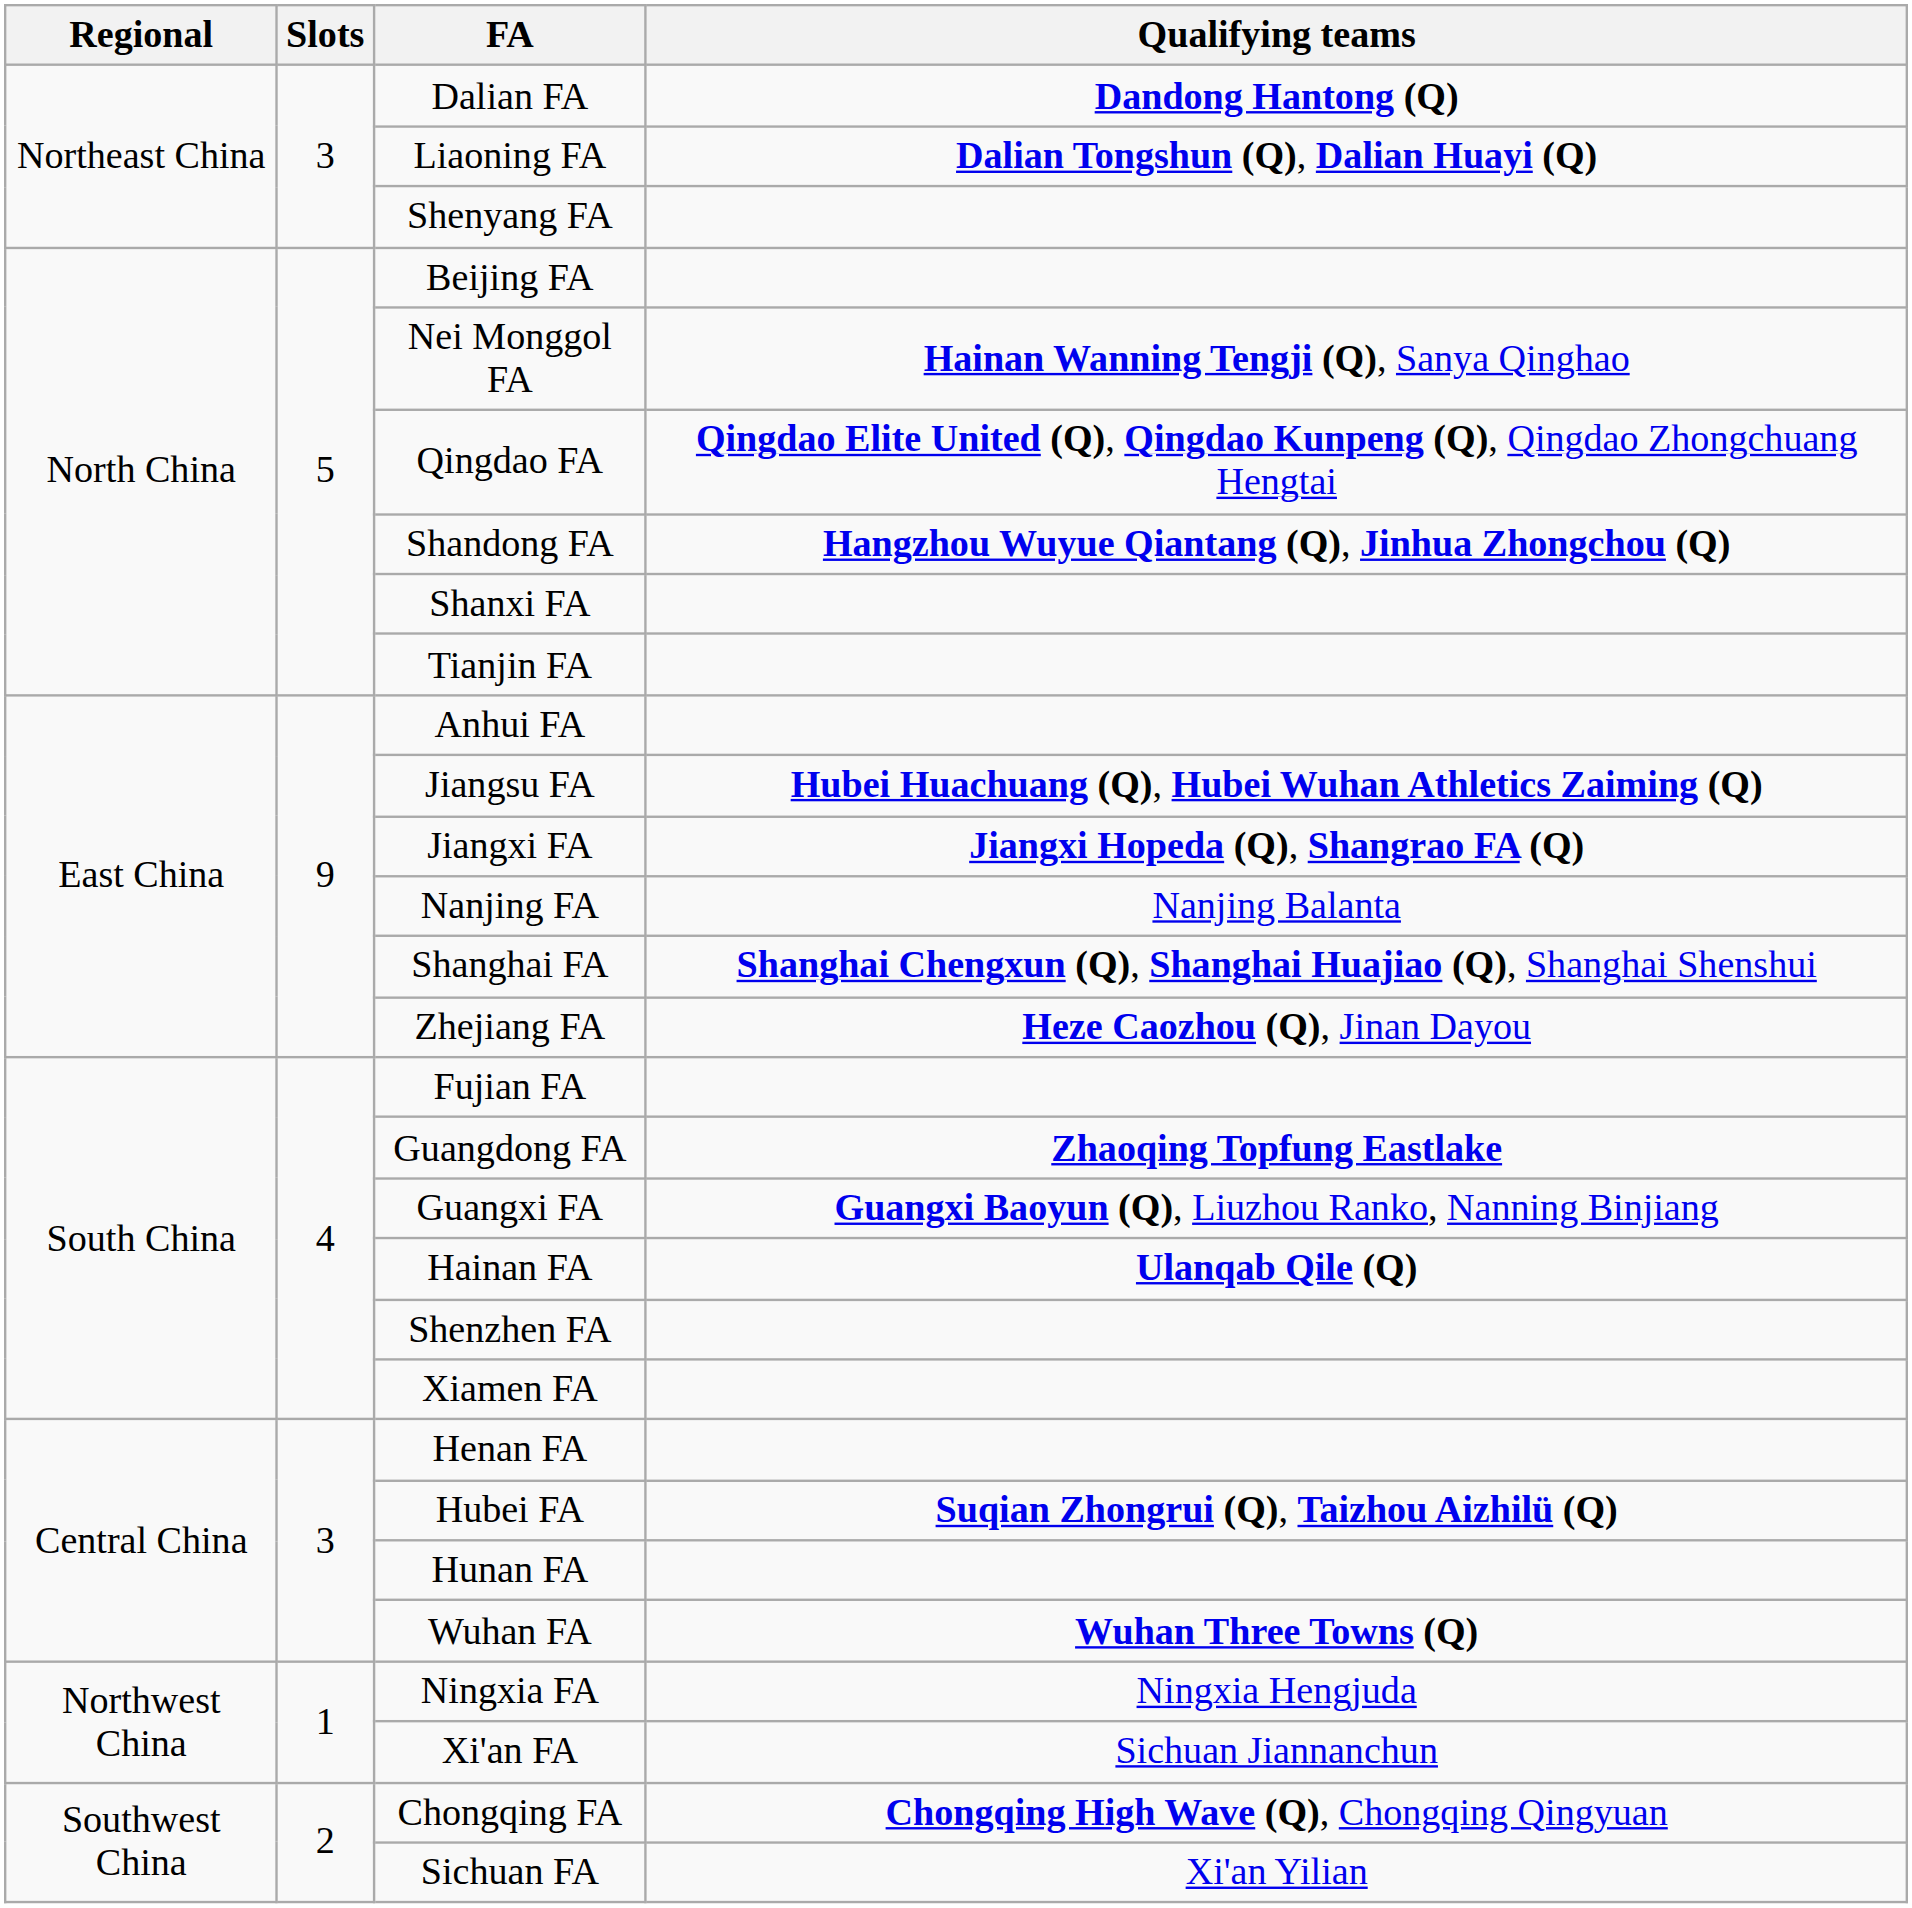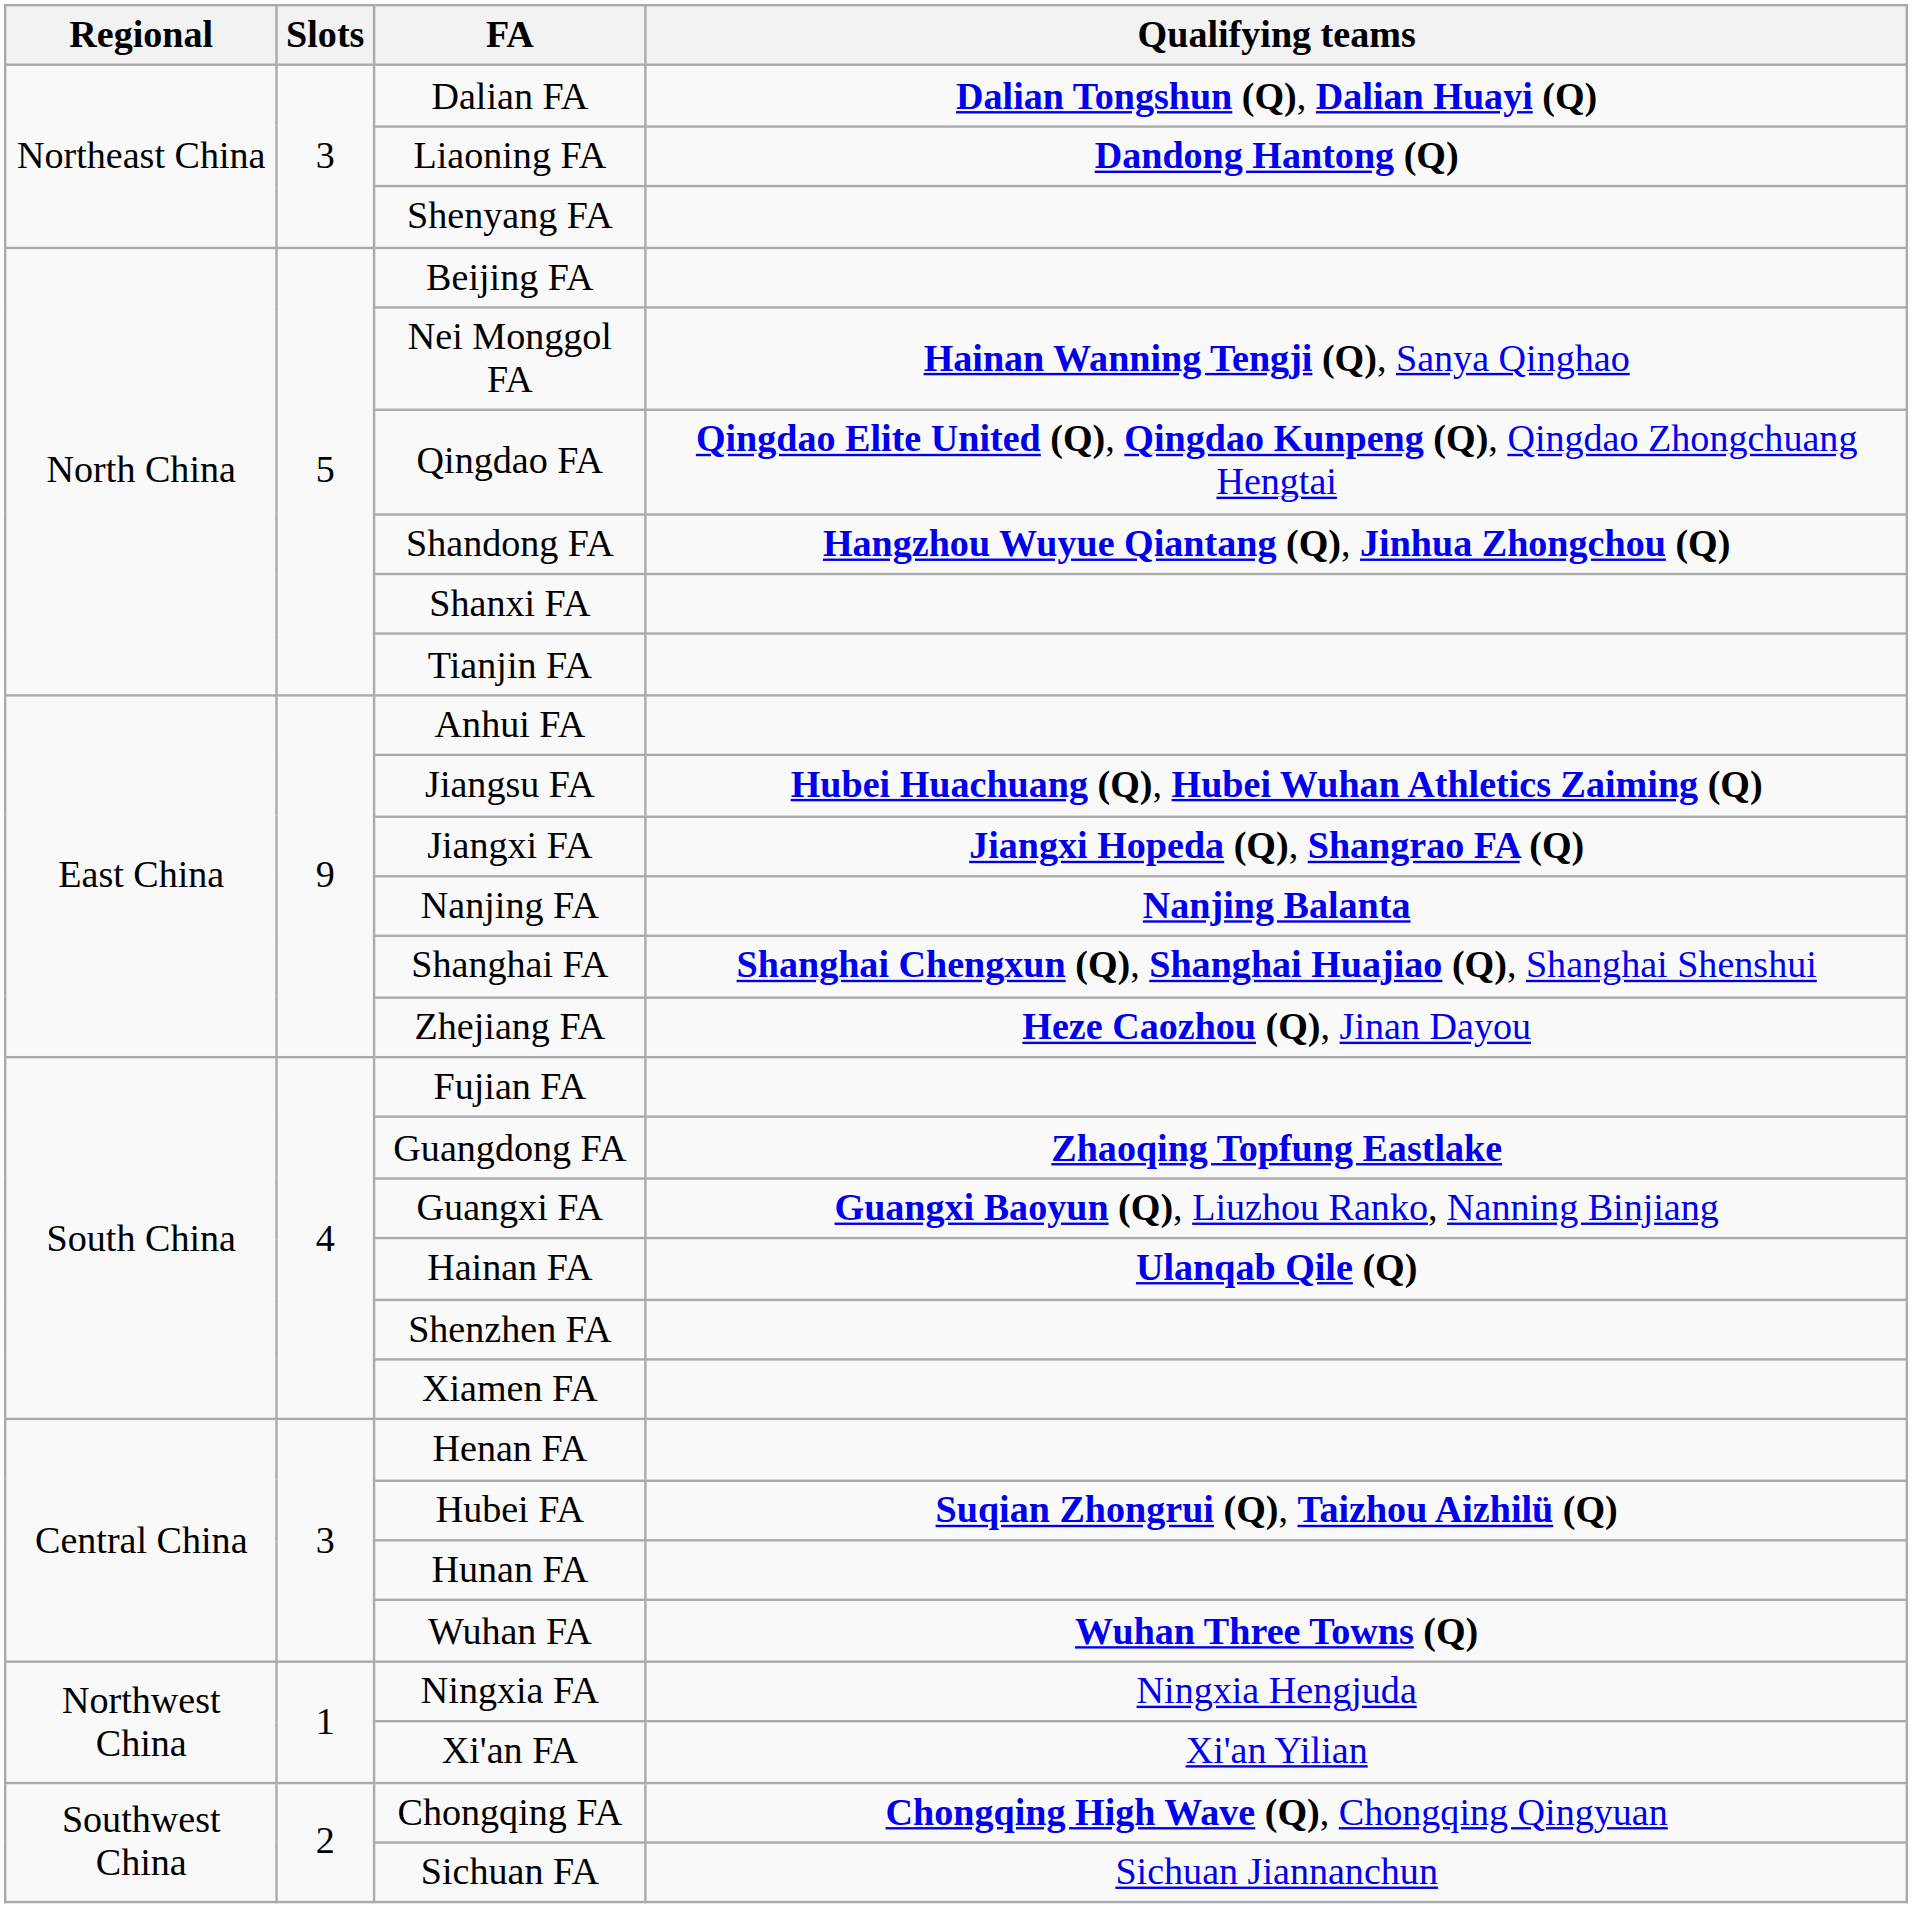(1277, 95) Dandong Hantong (Q) -> (1277, 95) Dalian Tongshun (Q), Dalian Huayi (Q)
(1277, 155) Dalian Tongshun (Q), Dalian Huayi (Q) -> (1277, 155) Dandong Hantong (Q)
(1277, 905) normal -> (1277, 905) bold
(1277, 1750) Sichuan Jiannanchun -> (1277, 1750) Xi'an Yilian
(1277, 1871) Xi'an Yilian -> (1277, 1871) Sichuan Jiannanchun
